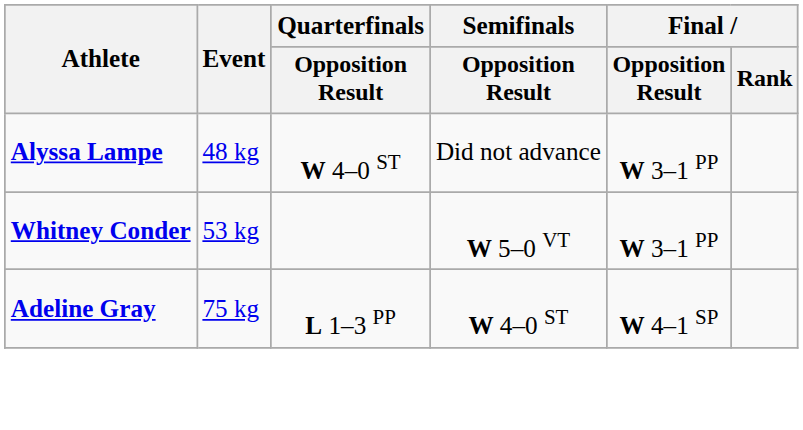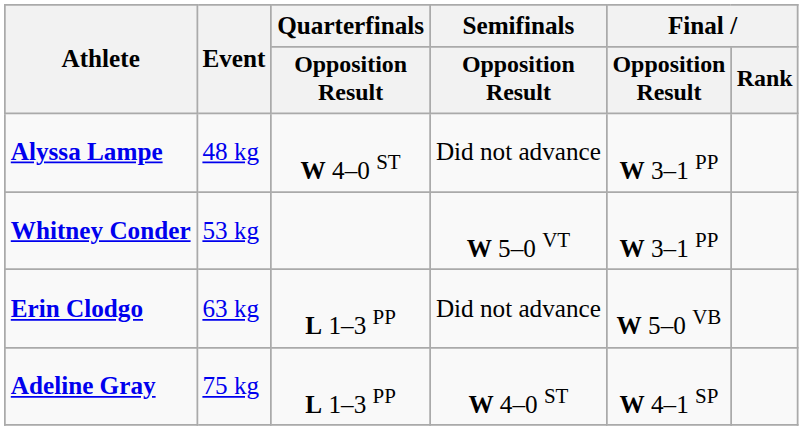+ row: (77, 308)
